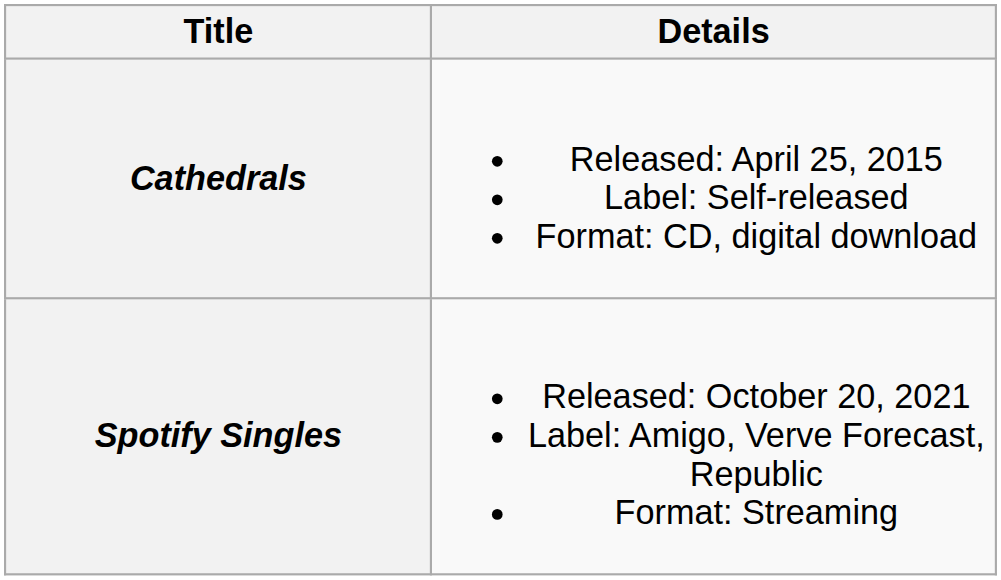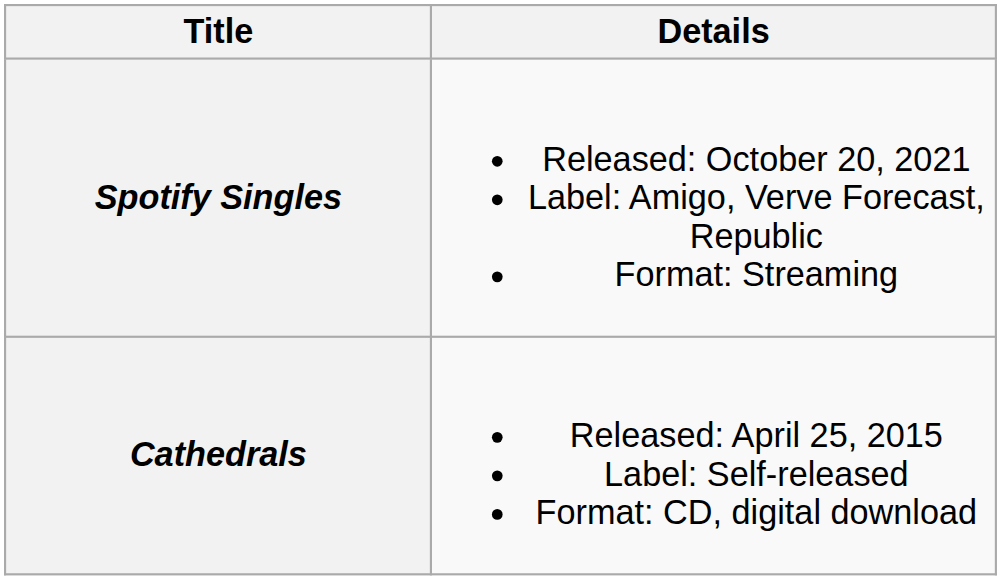rows swapped: (218, 177) <-> (218, 435)
